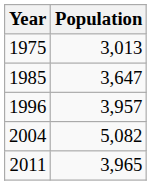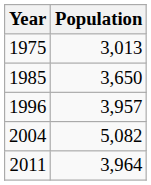(121, 77) 3,647 -> (121, 77) 3,650
(121, 165) 3,965 -> (121, 165) 3,964
